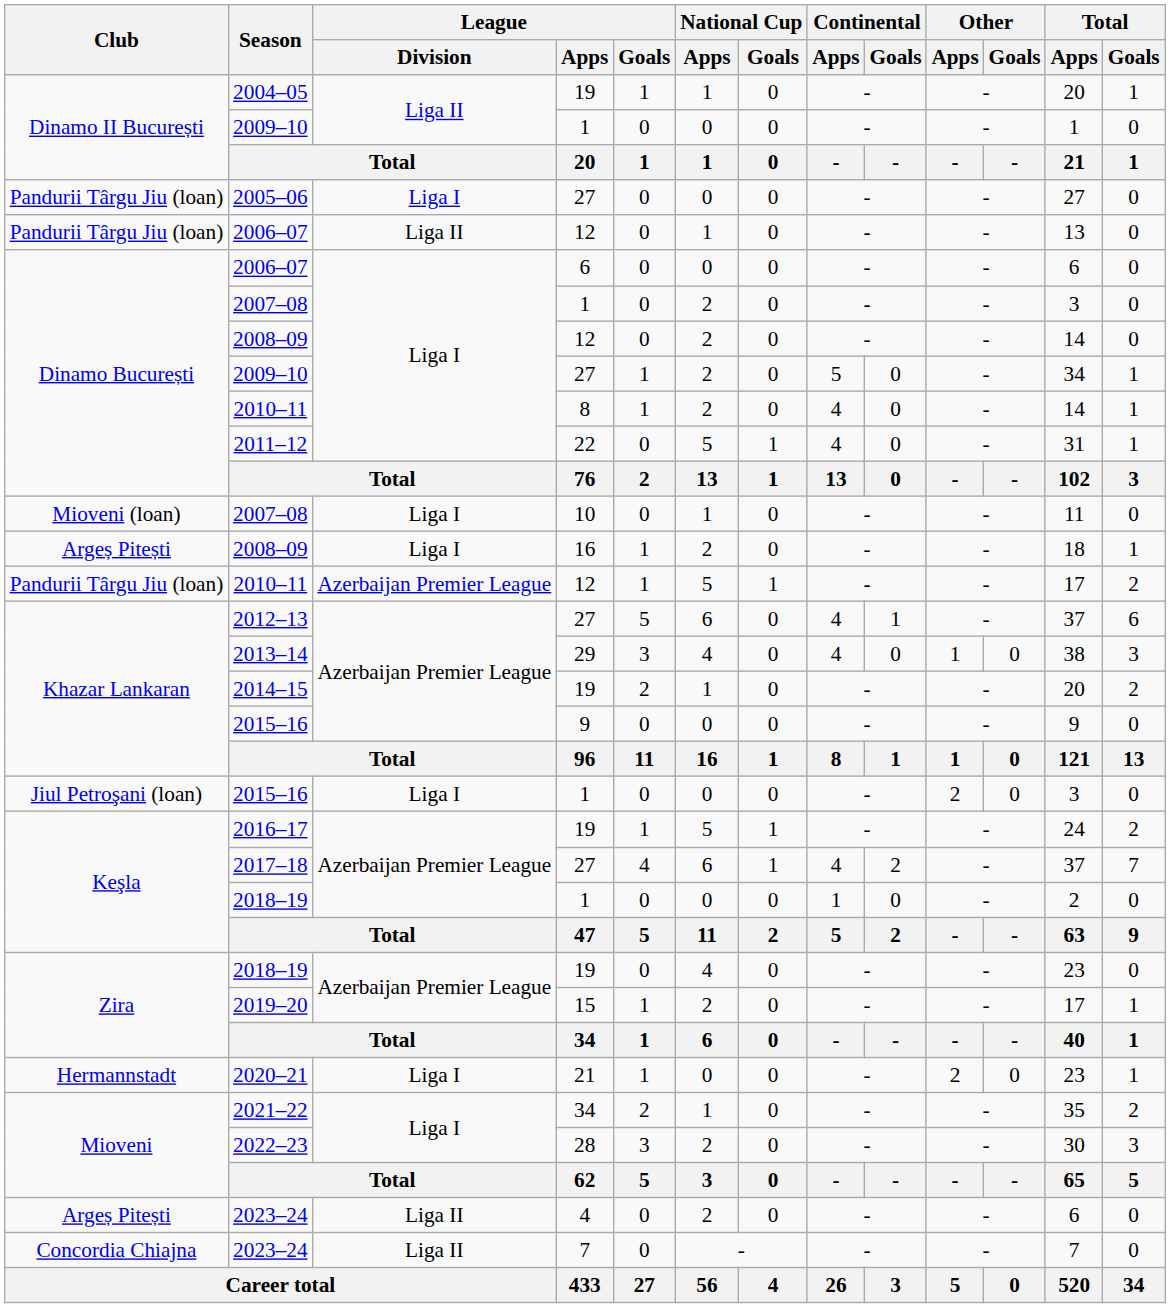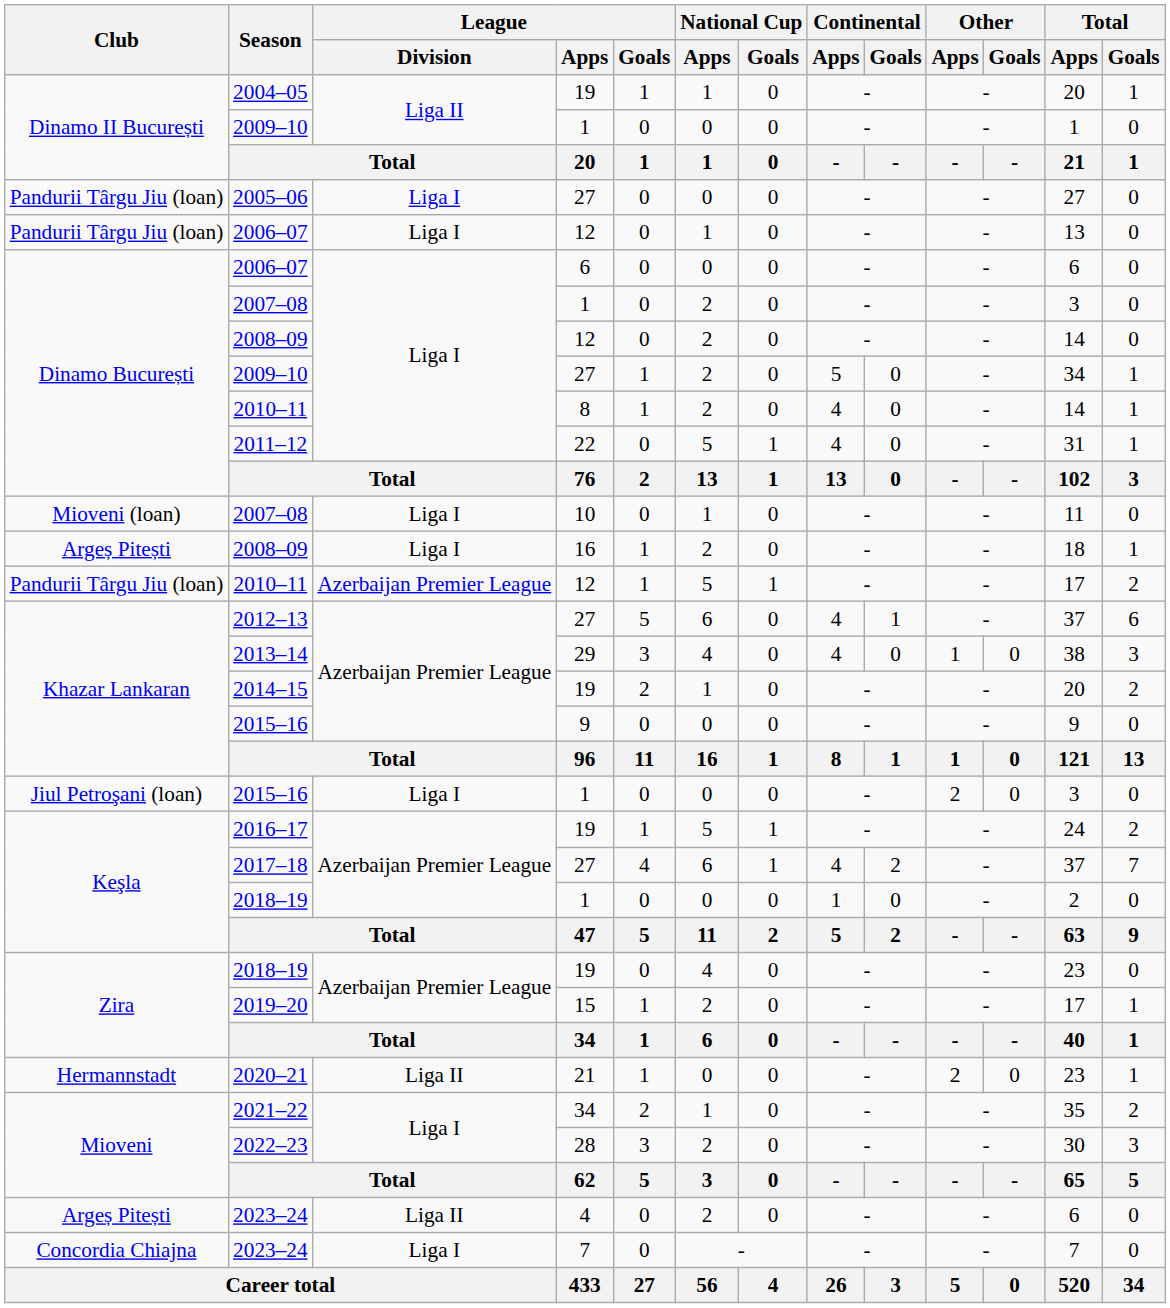(434, 232) Liga II -> (434, 232) Liga I
(434, 1074) Liga I -> (434, 1074) Liga II
(434, 1250) Liga II -> (434, 1250) Liga I
